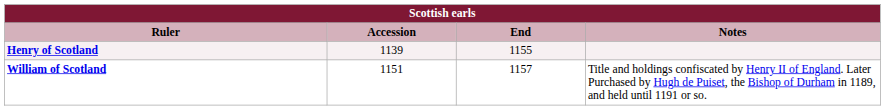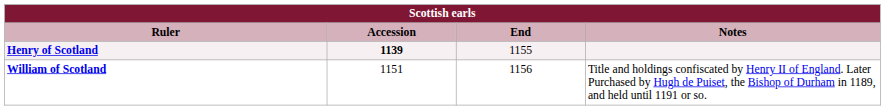(392, 50) normal -> (392, 50) bold
(521, 69) 1157 -> (521, 69) 1156
